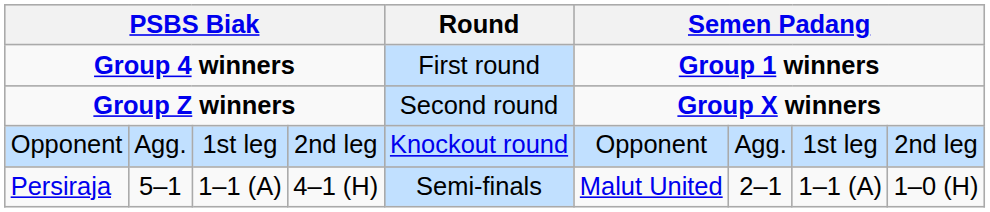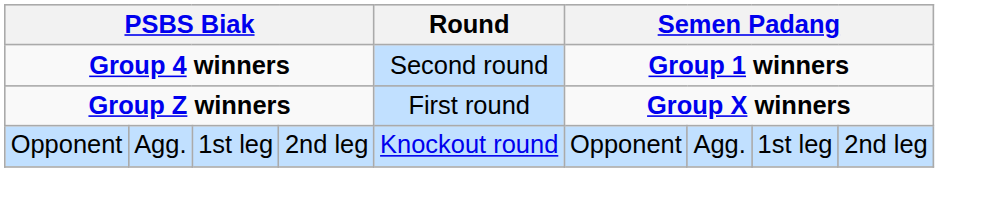(479, 65) First round -> (469, 65) Second round
(479, 105) Second round -> (469, 105) First round
- row: (61, 186)
